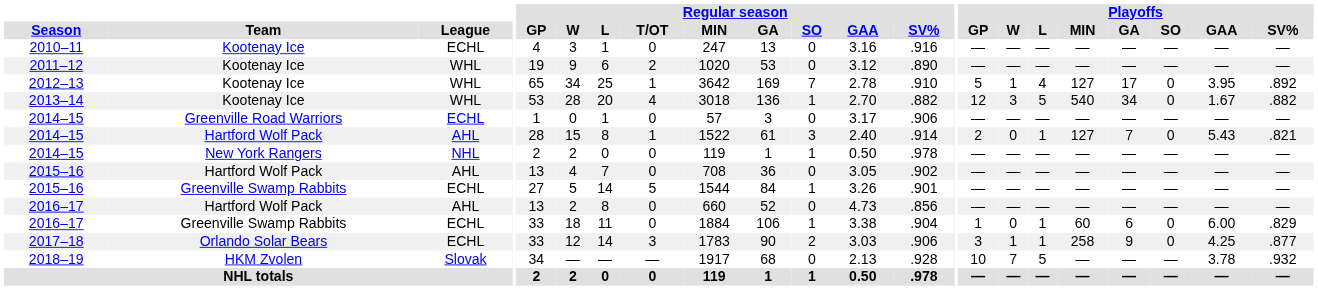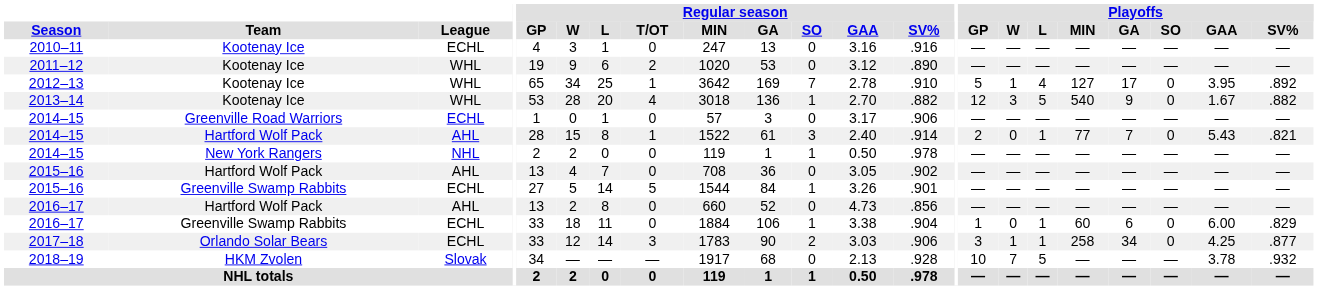(1129, 100) 34 -> (1129, 100) 9
(1083, 136) 127 -> (1083, 136) 77
(1129, 241) 9 -> (1129, 241) 34
